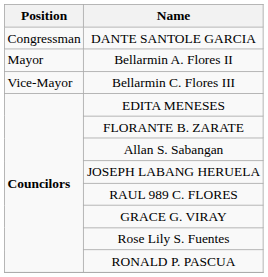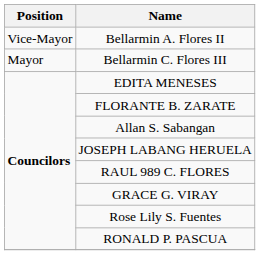- row: (174, 38)
(25, 60) Mayor -> (40, 38) Vice-Mayor
(40, 82) Vice-Mayor -> (25, 60) Mayor
